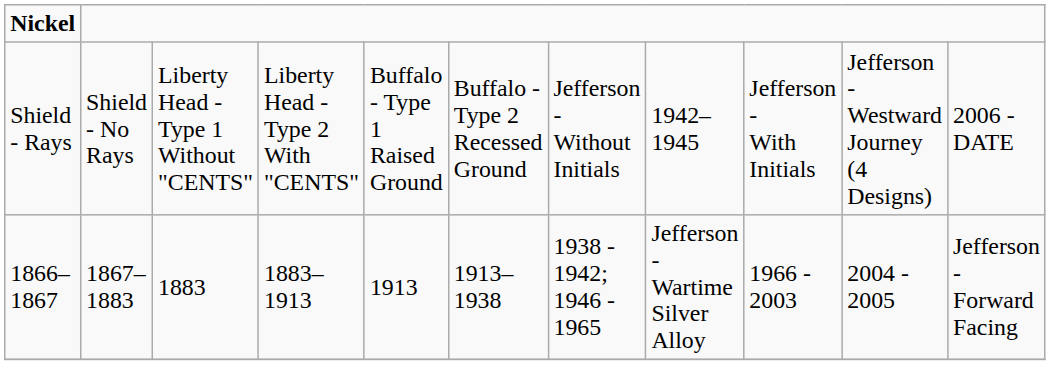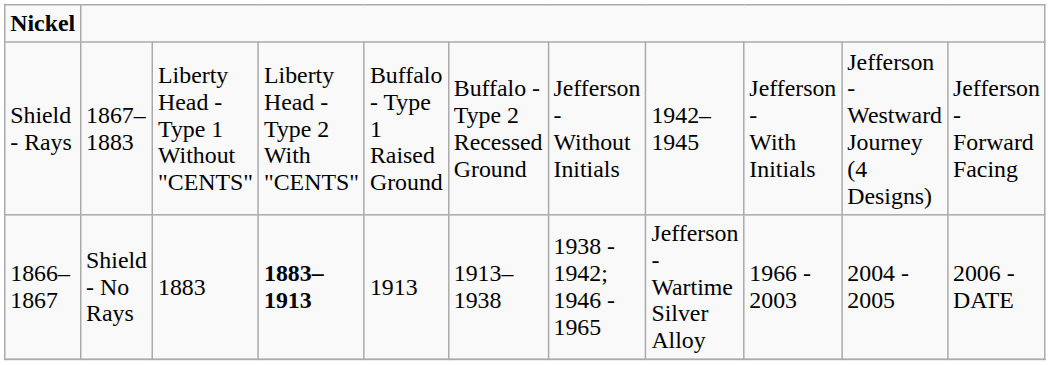(117, 128) Shield - No Rays -> (116, 128) 1867–1883
(984, 128) 2006 - DATE -> (996, 128) Jefferson - Forward Facing
(116, 286) 1867–1883 -> (117, 286) Shield - No Rays
(294, 286) normal -> (294, 286) bold
(996, 286) Jefferson - Forward Facing -> (984, 286) 2006 - DATE
